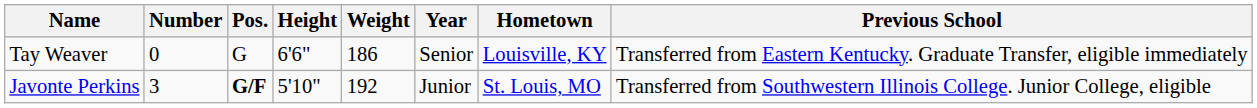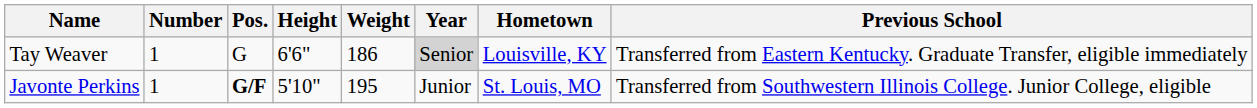(154, 53) 0 -> (154, 53) 1
(446, 53) no background -> (446, 53) lightgrey background
(154, 86) 3 -> (154, 86) 1
(362, 86) 192 -> (362, 86) 195
